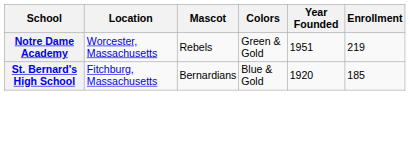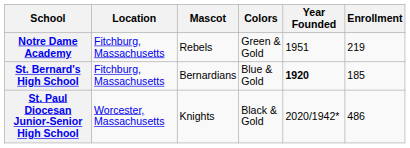(122, 47) Worcester, Massachusetts -> (129, 47) Fitchburg, Massachusetts
(301, 76) normal -> (297, 76) bold
+ row: (48, 116)
